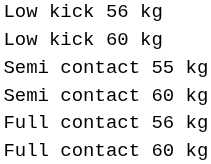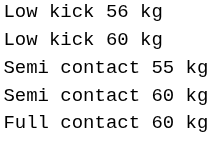- row: (106, 123)
